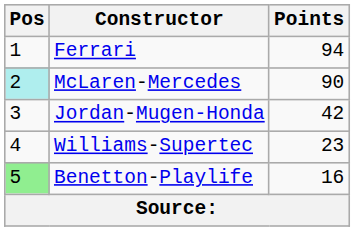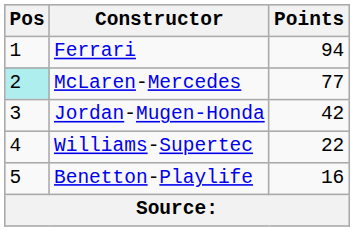(333, 84) 90 -> (333, 84) 77
(333, 147) 23 -> (333, 147) 22
(15, 178) lightgreen background -> (15, 178) no background
